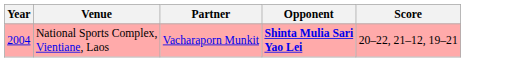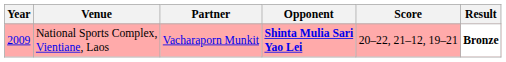+ column: (481, 14)
(19, 40) 2004 -> (19, 40) 2009
